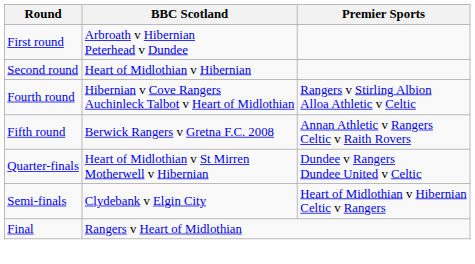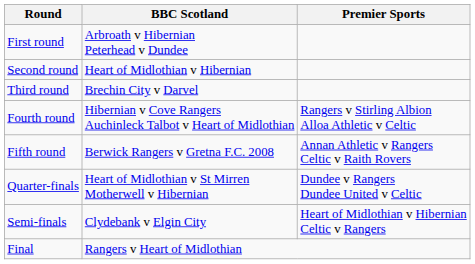+ row: (38, 89)
